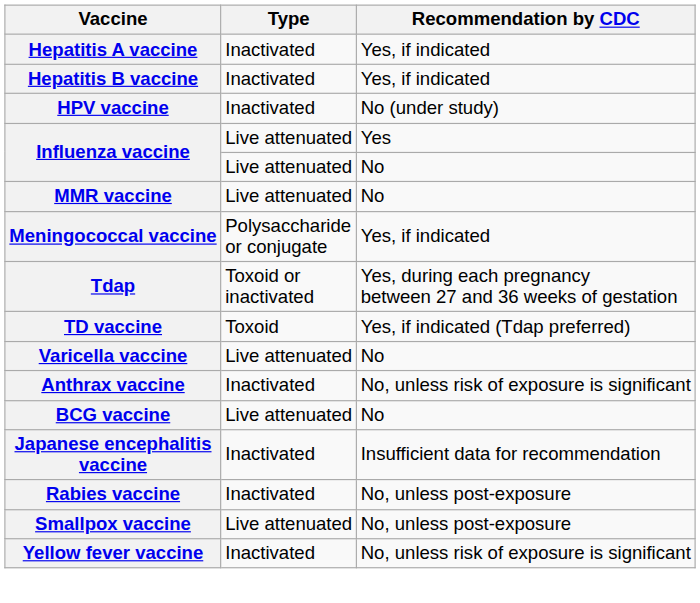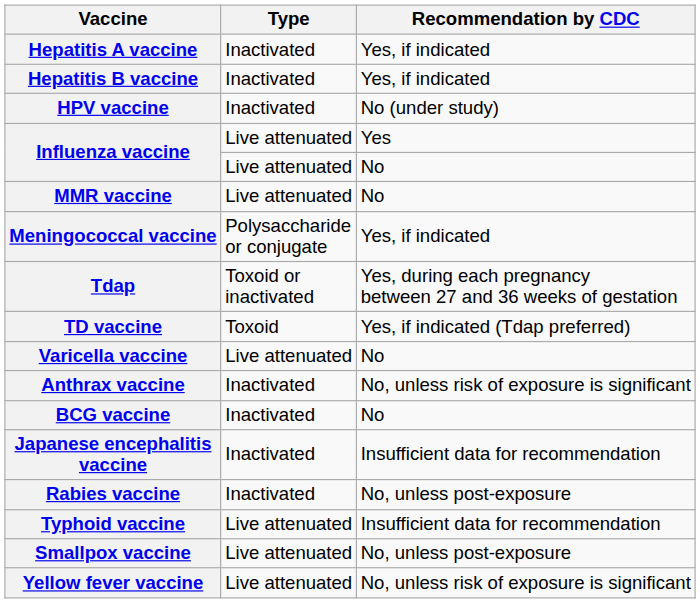(289, 414) Live attenuated -> (270, 414) Inactivated
+ row: (113, 523)
(270, 553) Inactivated -> (289, 582) Live attenuated
